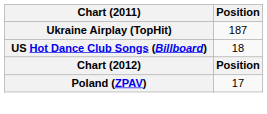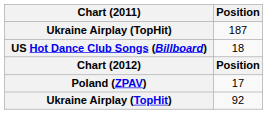+ row: (238, 100)
